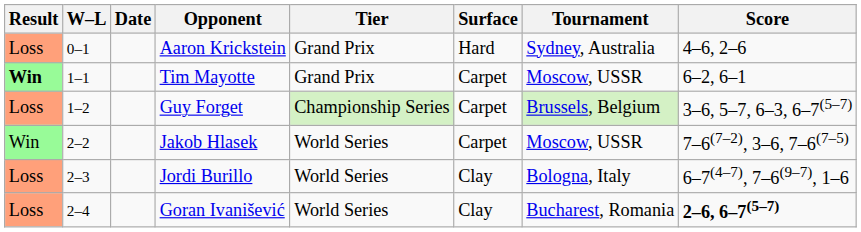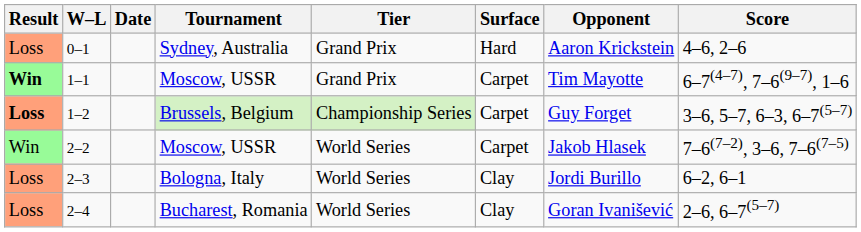columns swapped: (600, 18) <-> (223, 18)
(715, 76) 6–2, 6–1 -> (766, 79) 6–7(4–7), 7–6(9–7), 1–6
(26, 108) normal -> (27, 113) bold
(766, 175) 6–7(4–7), 7–6(9–7), 1–6 -> (715, 178) 6–2, 6–1
(731, 209) bold -> (731, 209) normal
